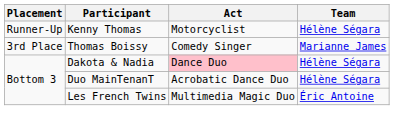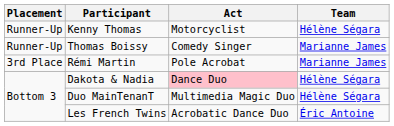(35, 46) 3rd Place -> (35, 46) Runner-Up
+ row: (101, 63)
(230, 80) Acrobatic Dance Duo -> (233, 96) Multimedia Magic Duo
(233, 96) Multimedia Magic Duo -> (230, 113) Acrobatic Dance Duo
